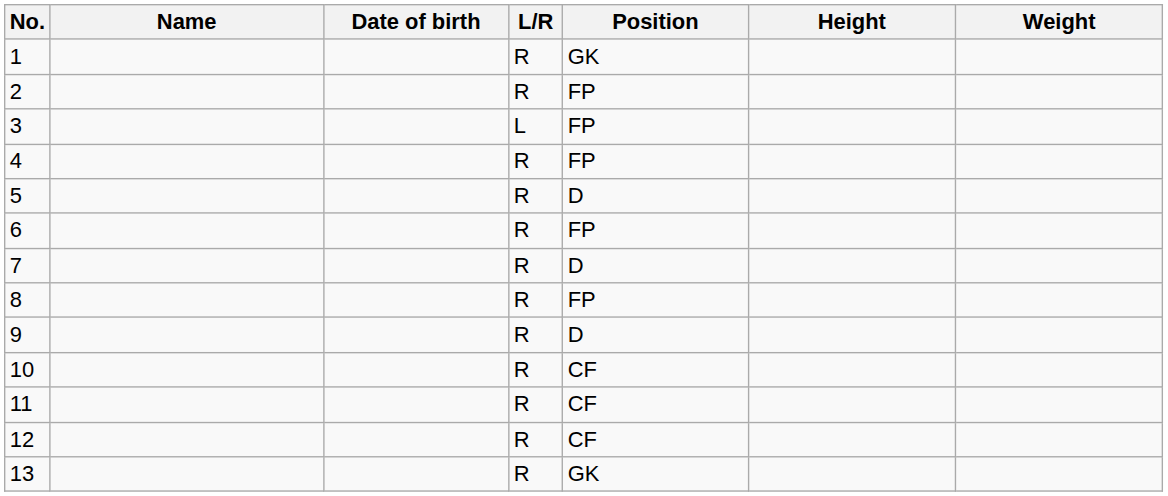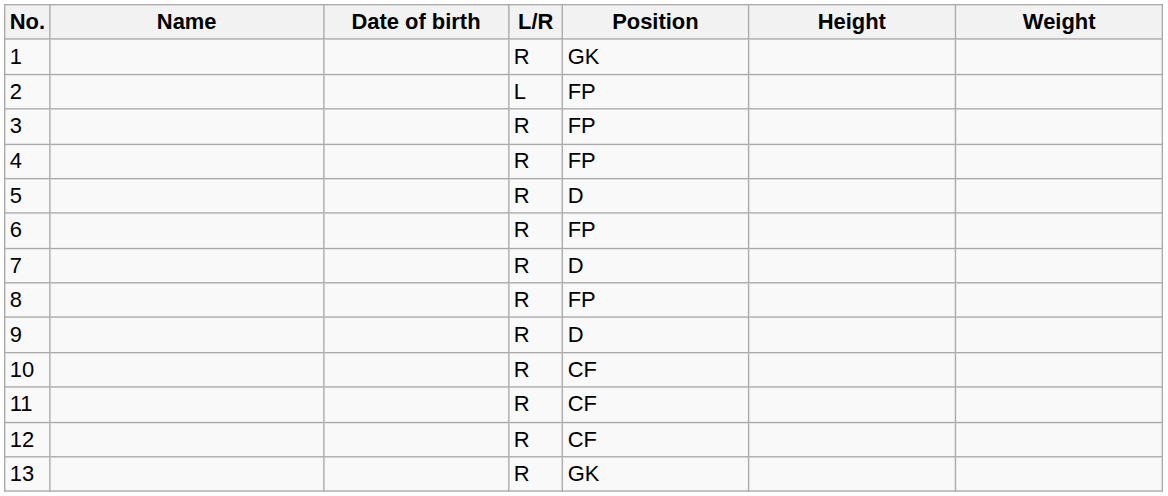(522, 91) R -> (520, 91) L
(520, 126) L -> (522, 126) R
